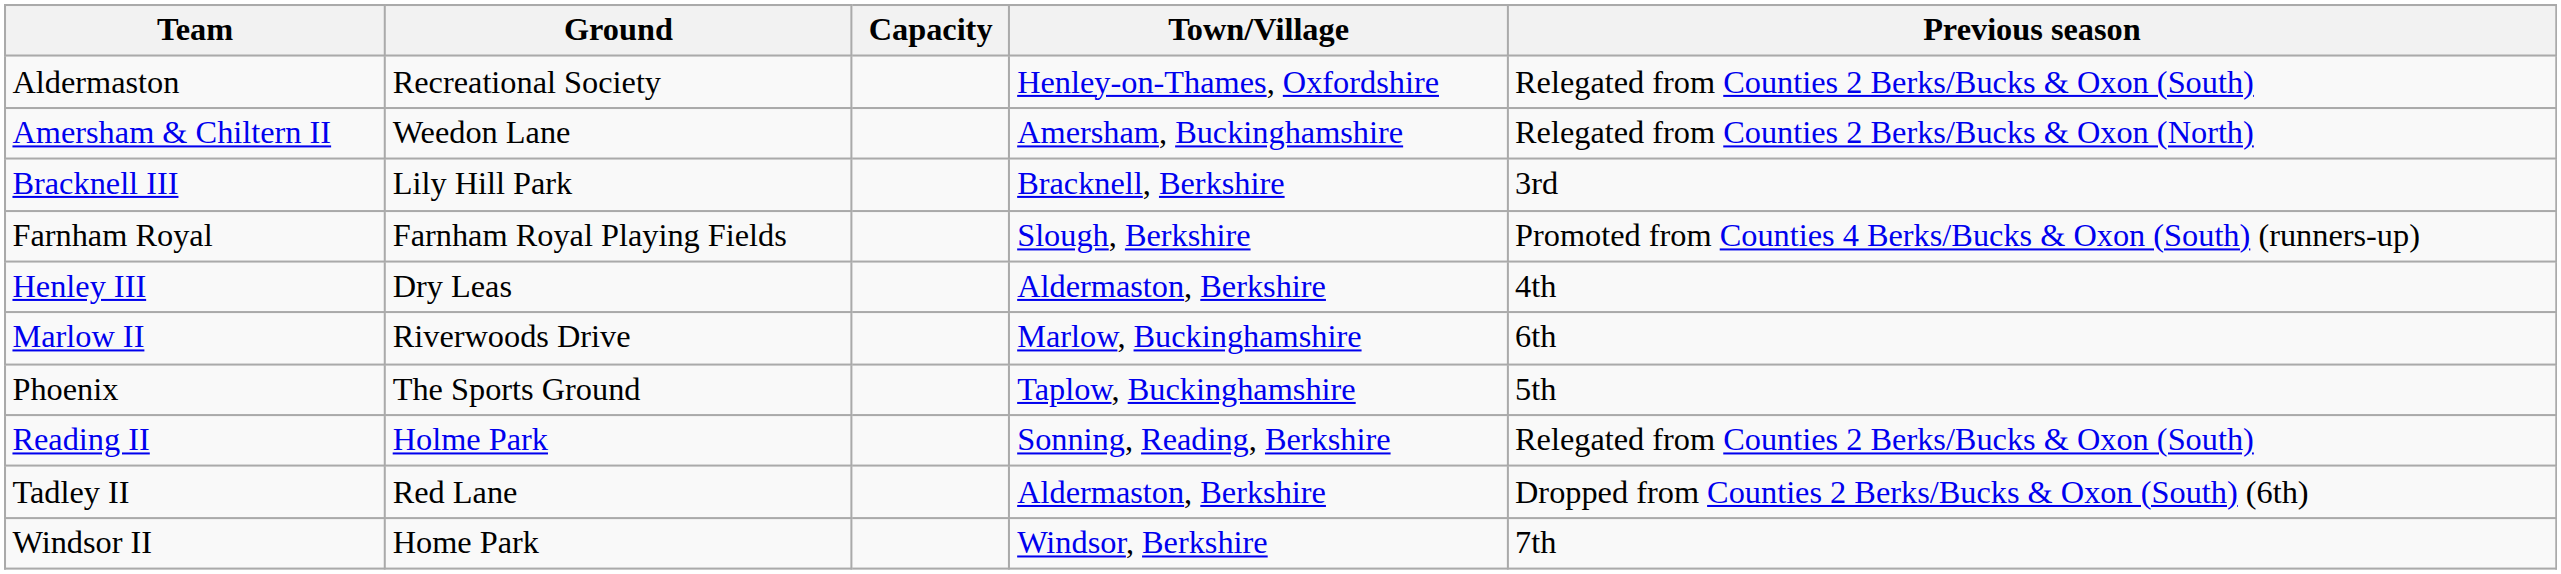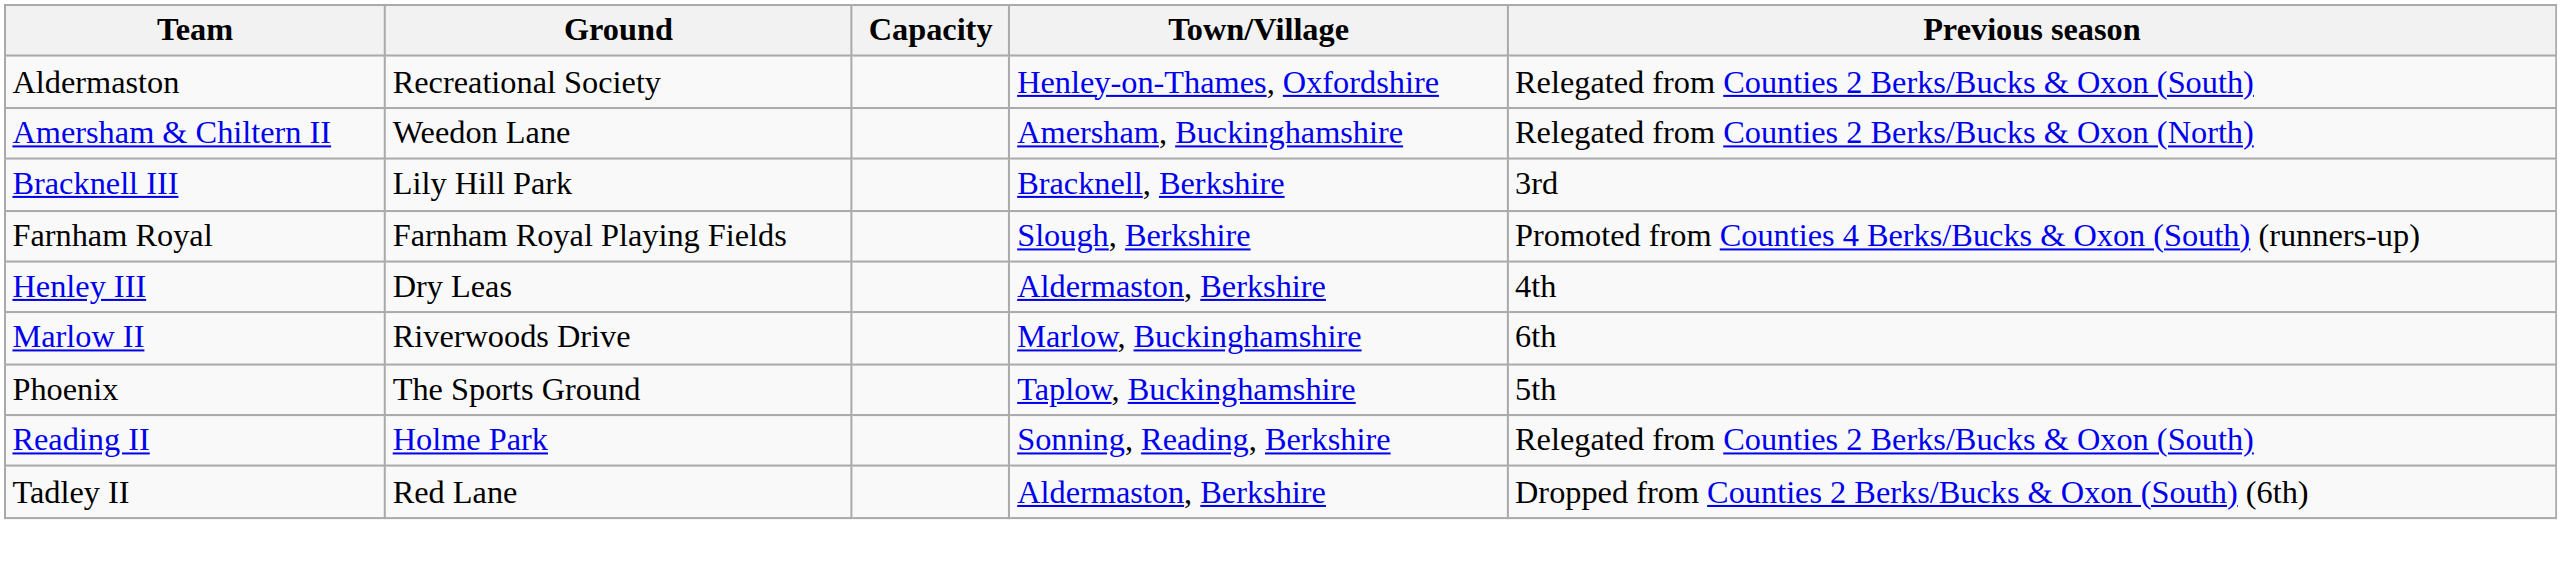- row: (82, 542)
